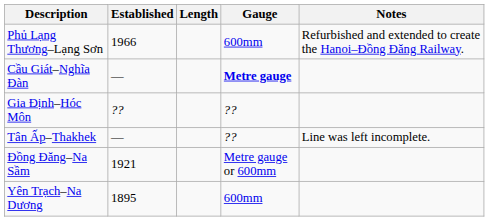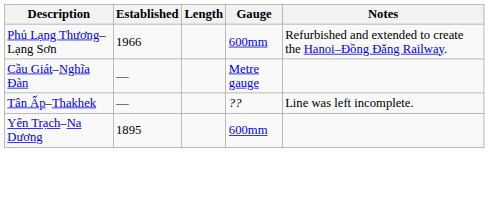(258, 75) bold -> (244, 75) normal
- row: (44, 110)
- row: (47, 164)
